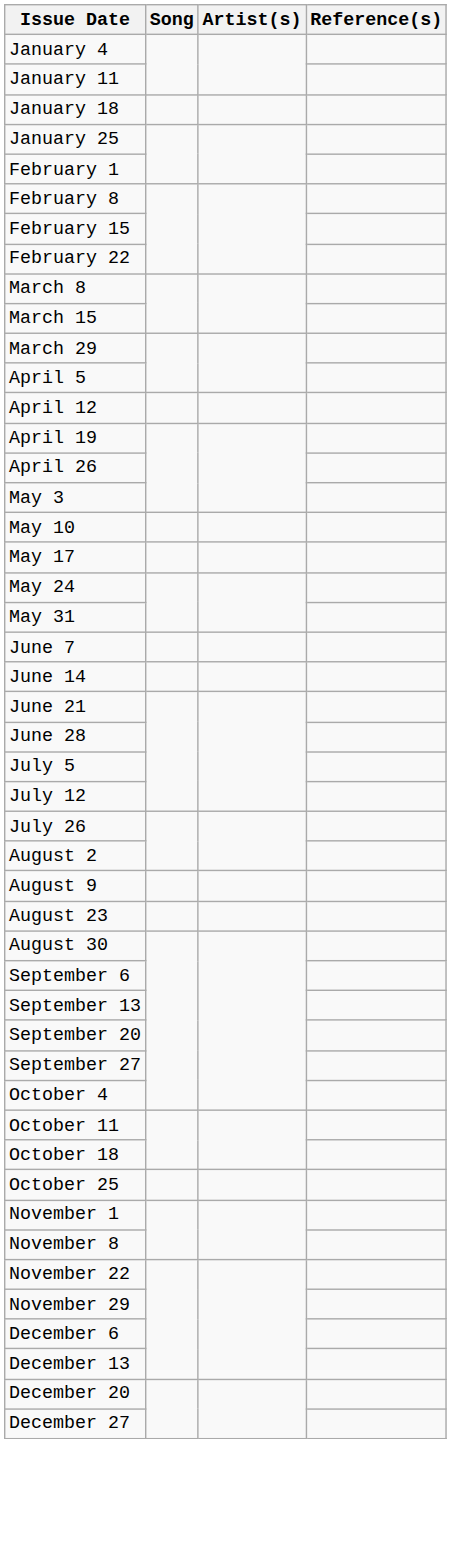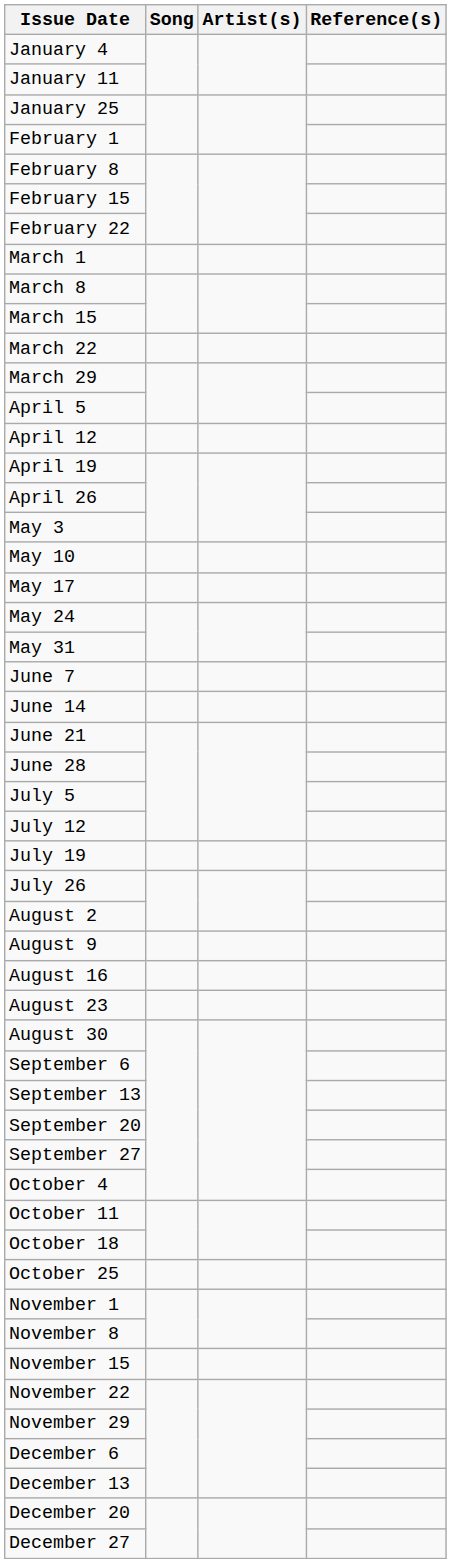- row: (64, 109)
+ row: (48, 259)
+ row: (53, 348)
+ row: (48, 856)
+ row: (59, 976)
+ row: (70, 1364)
